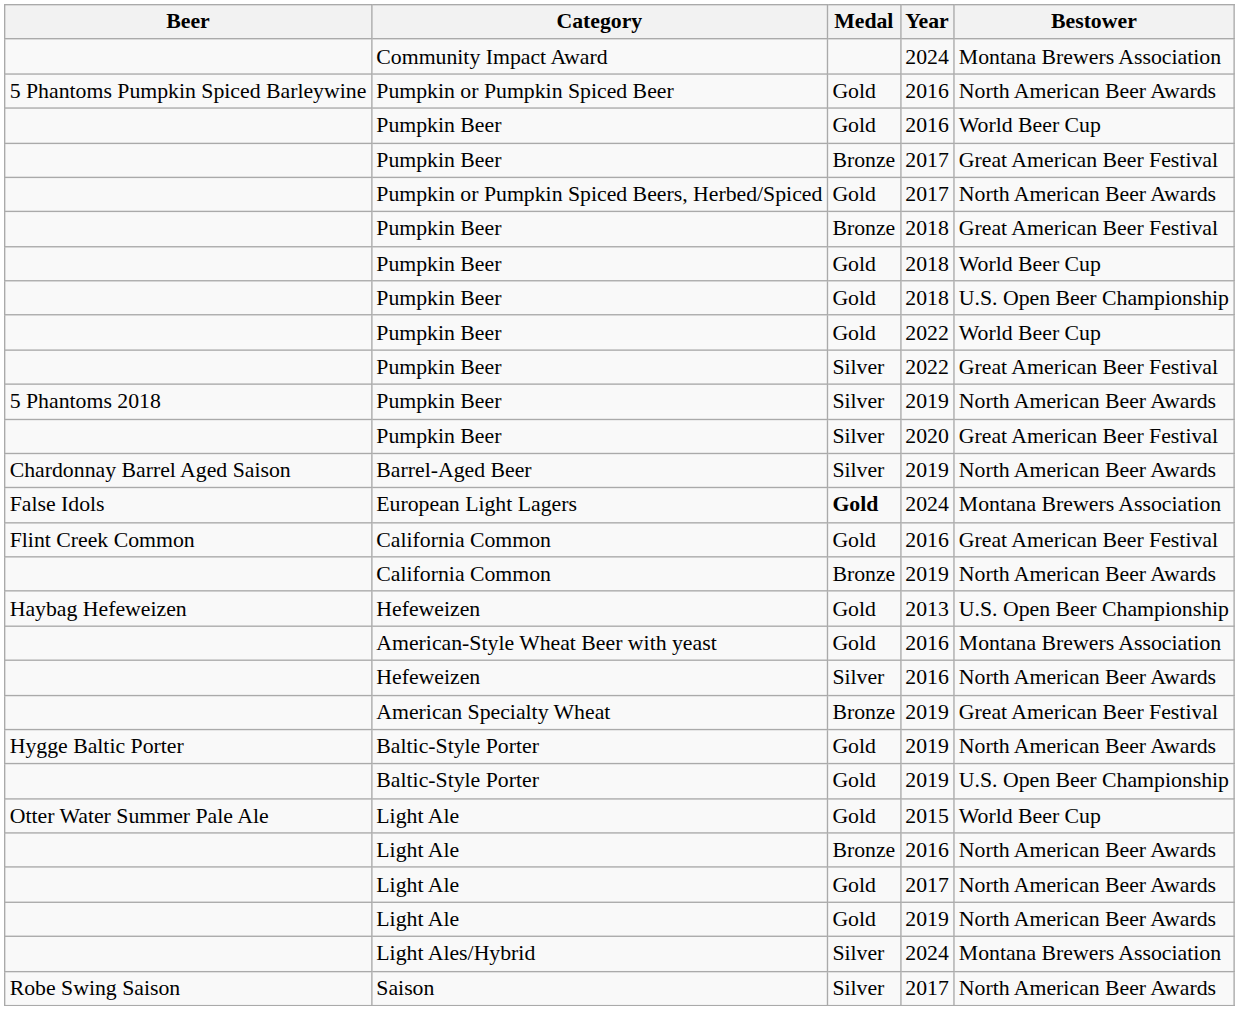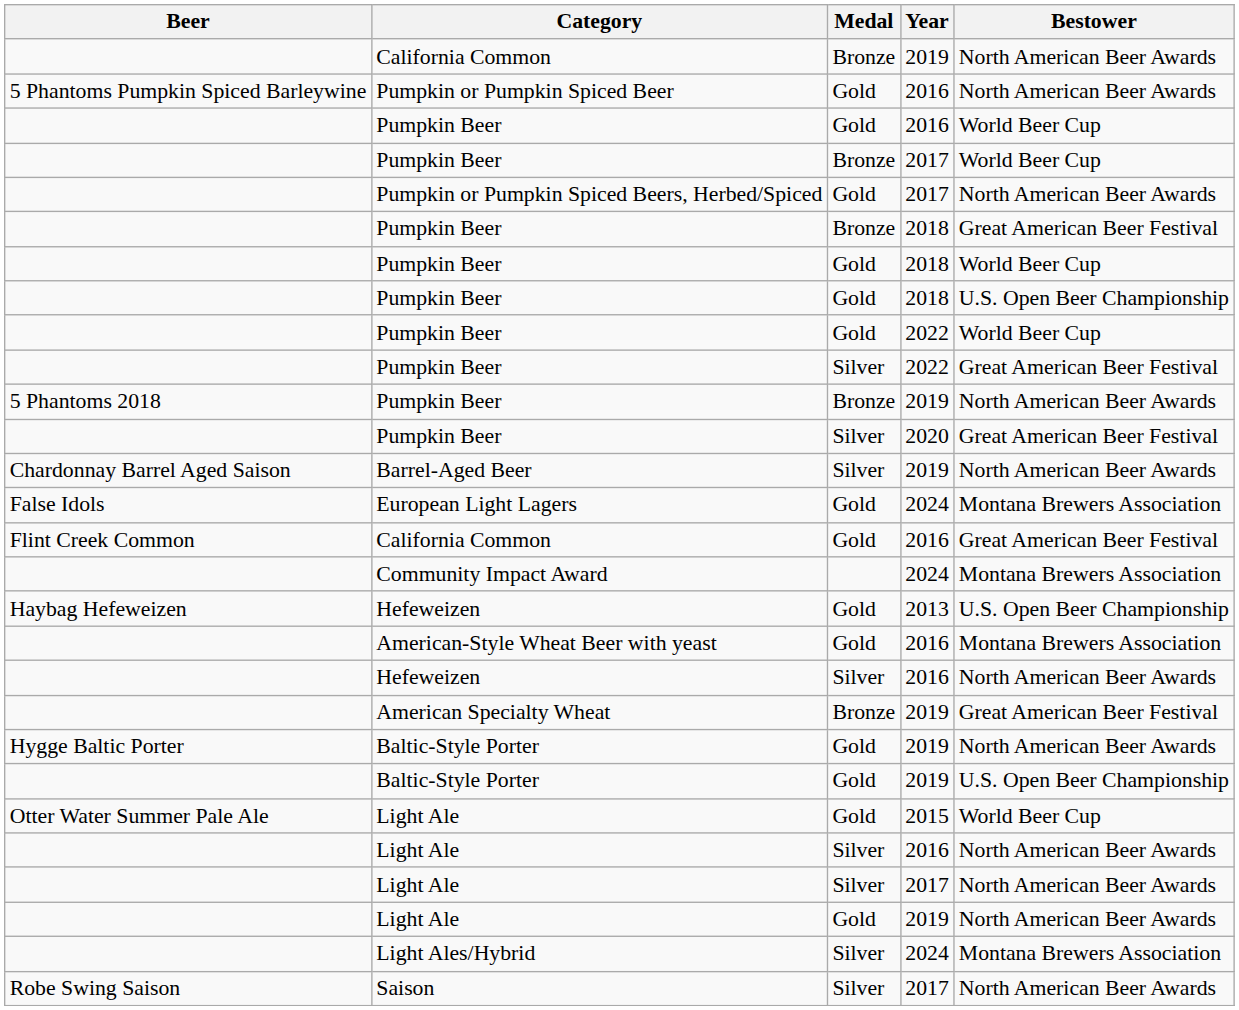rows swapped: (492, 56) <-> (464, 573)
(1088, 159) Great American Beer Festival -> (1030, 159) World Beer Cup
(858, 401) Silver -> (864, 401) Bronze
(855, 504) bold -> (854, 504) normal
(864, 849) Bronze -> (858, 849) Silver
(854, 884) Gold -> (858, 884) Silver
